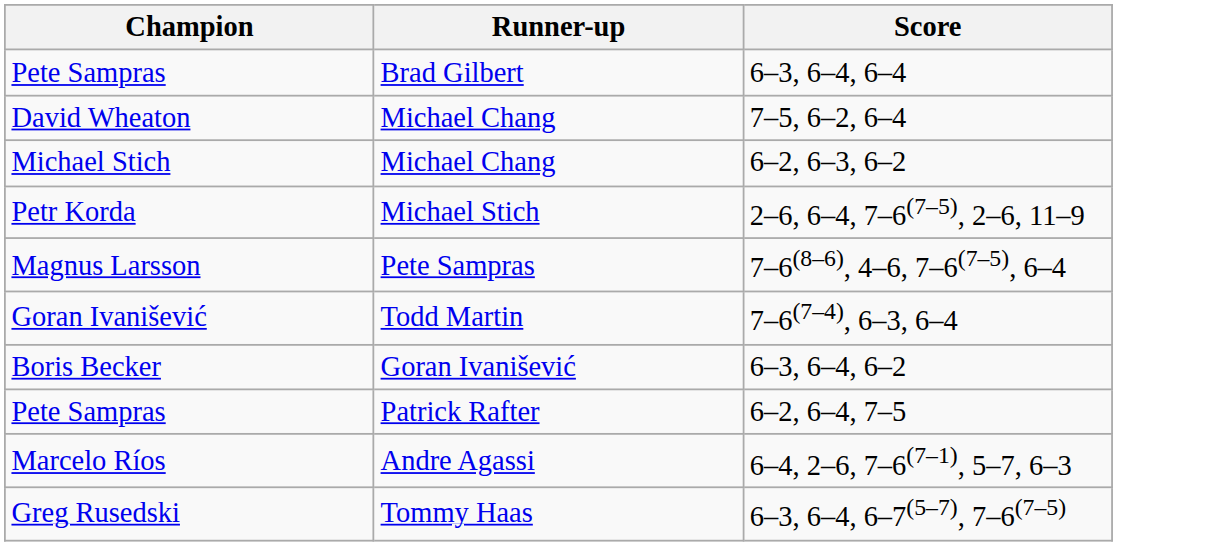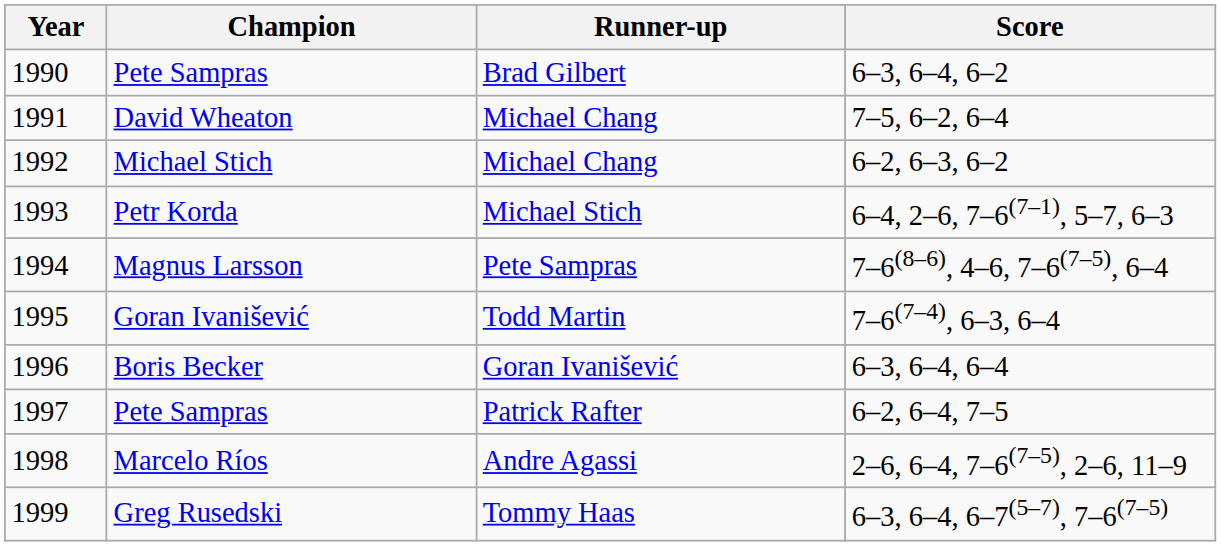+ column: (56, 27)
(828, 72) 6–3, 6–4, 6–4 -> (930, 72) 6–3, 6–4, 6–2
(917, 211) 2–6, 6–4, 7–6(7–5), 2–6, 11–9 -> (1013, 211) 6–4, 2–6, 7–6(7–1), 5–7, 6–3
(828, 366) 6–3, 6–4, 6–2 -> (930, 366) 6–3, 6–4, 6–4
(911, 460) 6–4, 2–6, 7–6(7–1), 5–7, 6–3 -> (1019, 460) 2–6, 6–4, 7–6(7–5), 2–6, 11–9
